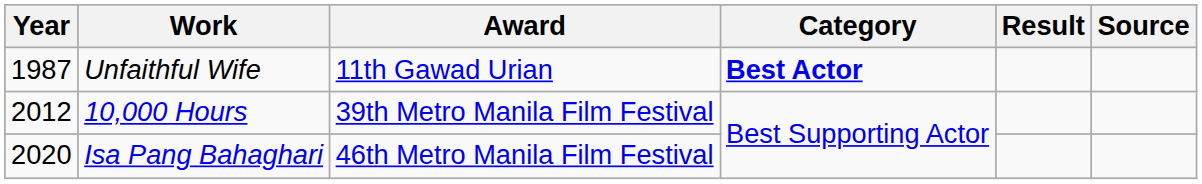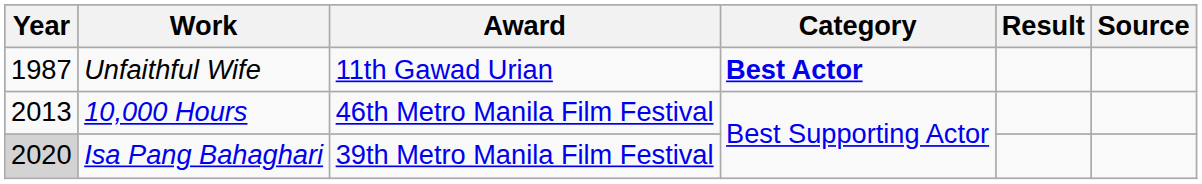(41, 112) 2012 -> (41, 112) 2013
(525, 112) 39th Metro Manila Film Festival -> (525, 112) 46th Metro Manila Film Festival
(41, 155) no background -> (41, 155) lightgrey background
(525, 155) 46th Metro Manila Film Festival -> (525, 155) 39th Metro Manila Film Festival
